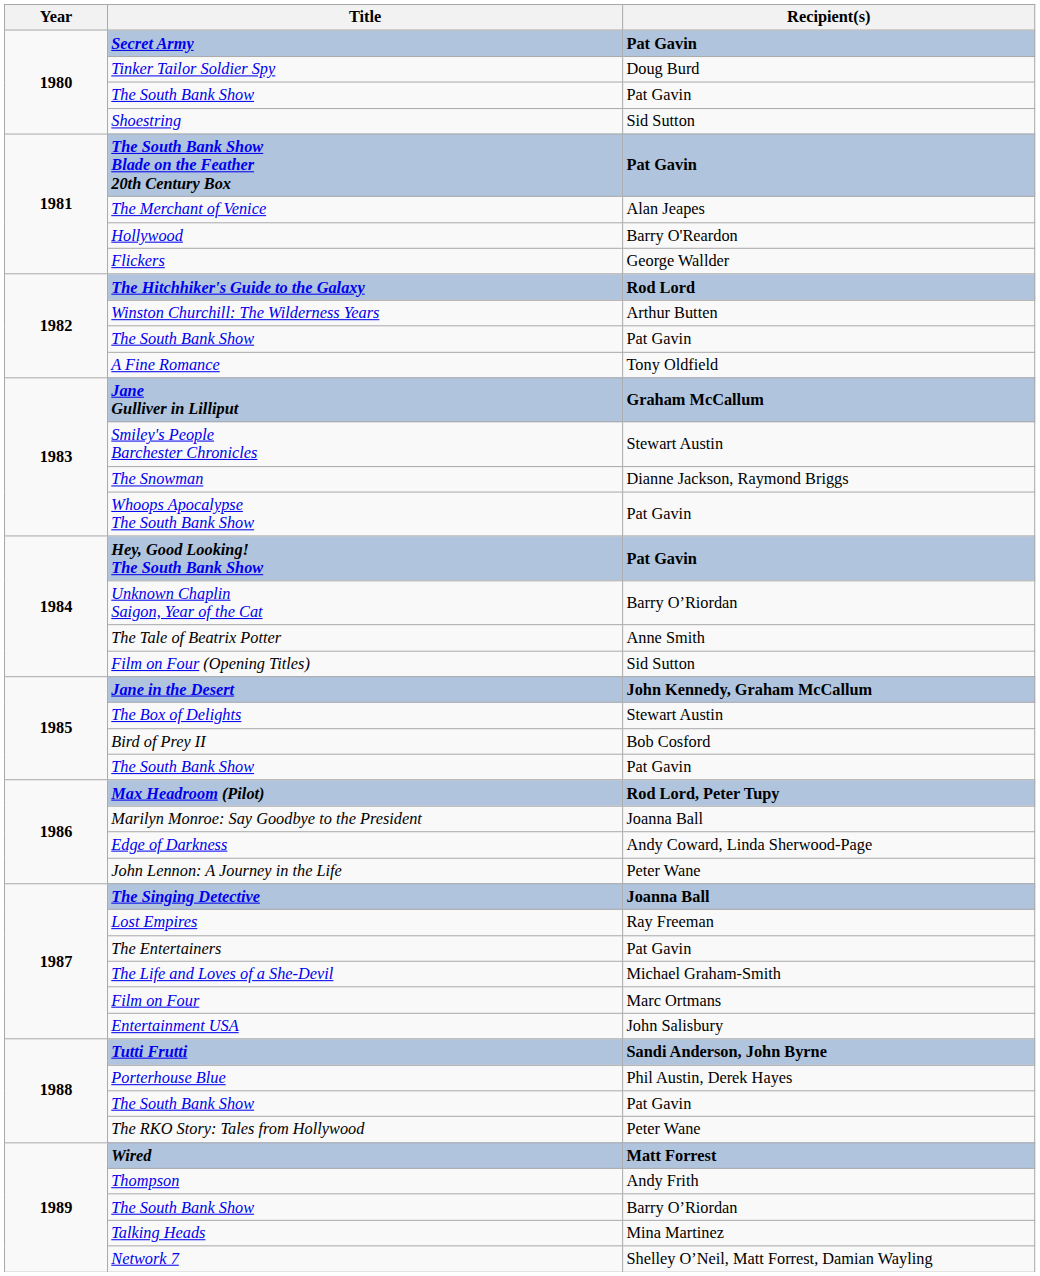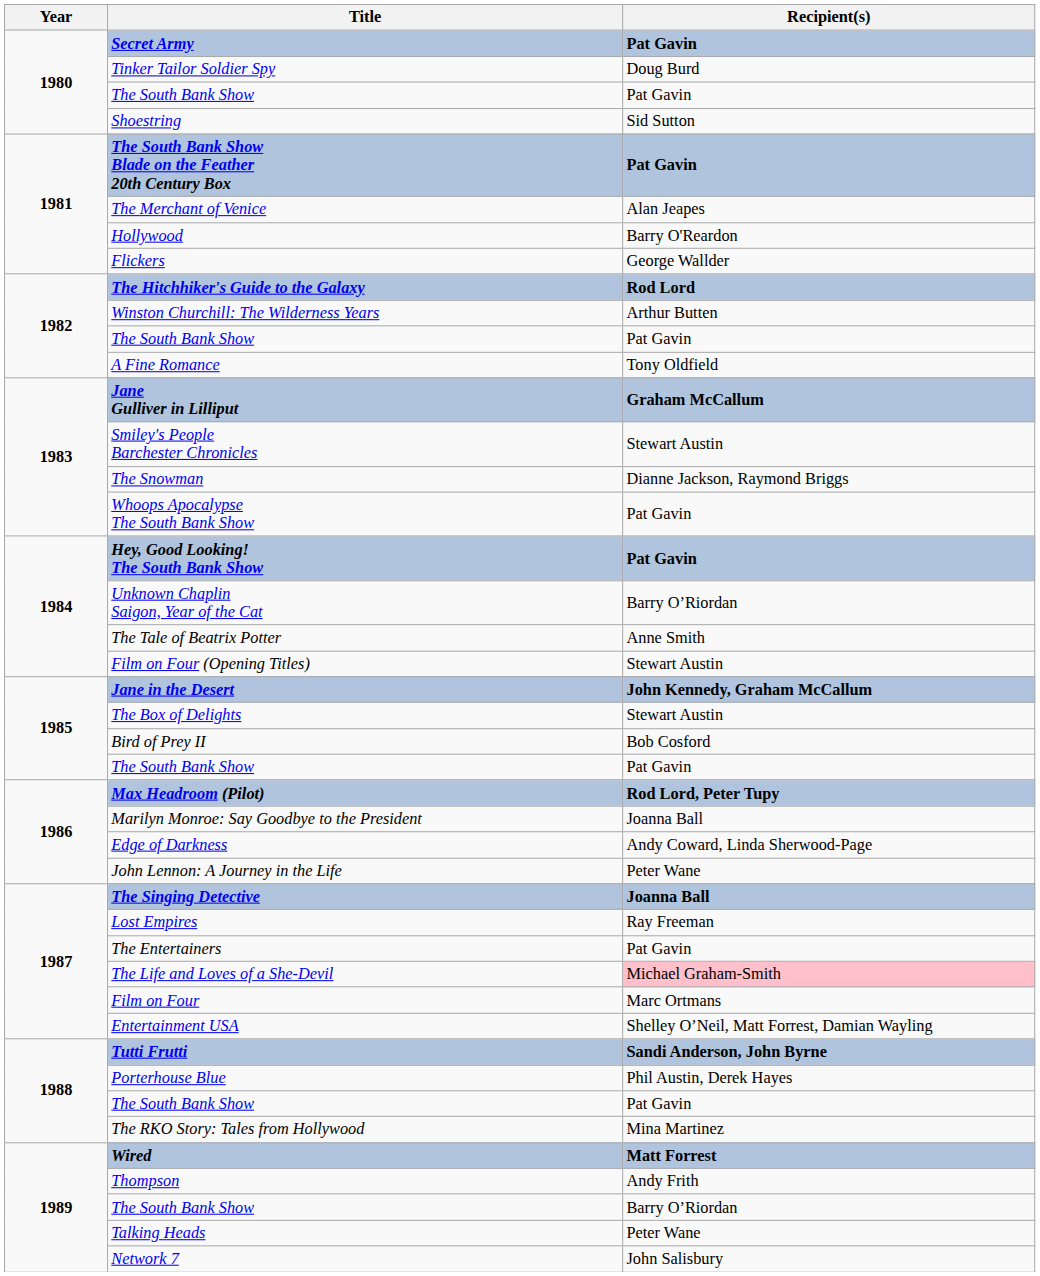(661, 663) Sid Sutton -> (675, 663) Stewart Austin
(704, 974) no background -> (704, 974) pink background
(675, 1025) John Salisbury -> (780, 1025) Shelley O’Neil, Matt Forrest, Damian Wayling
(664, 1129) Peter Wane -> (675, 1129) Mina Martinez
(675, 1233) Mina Martinez -> (664, 1233) Peter Wane
(780, 1258) Shelley O’Neil, Matt Forrest, Damian Wayling -> (675, 1258) John Salisbury
